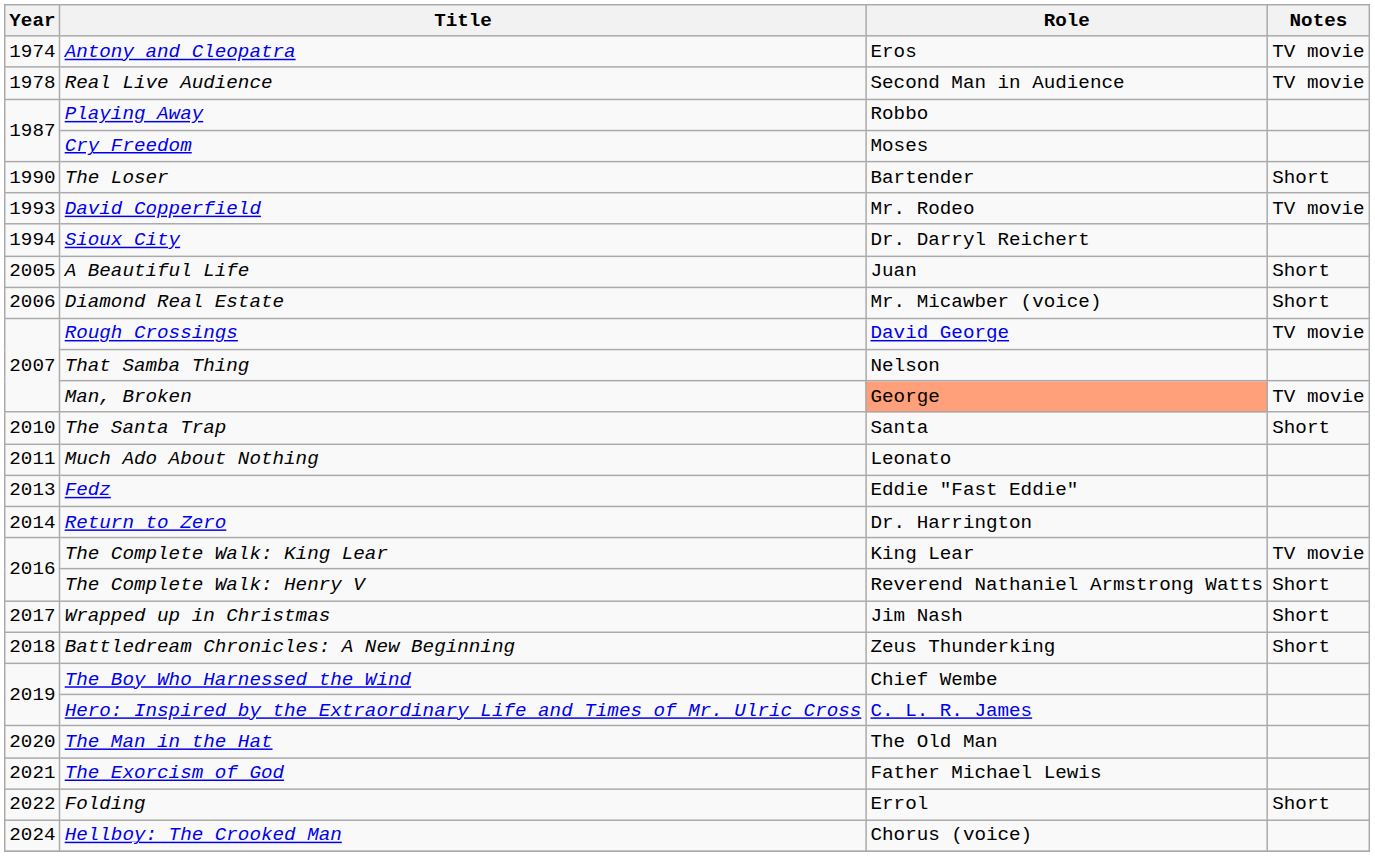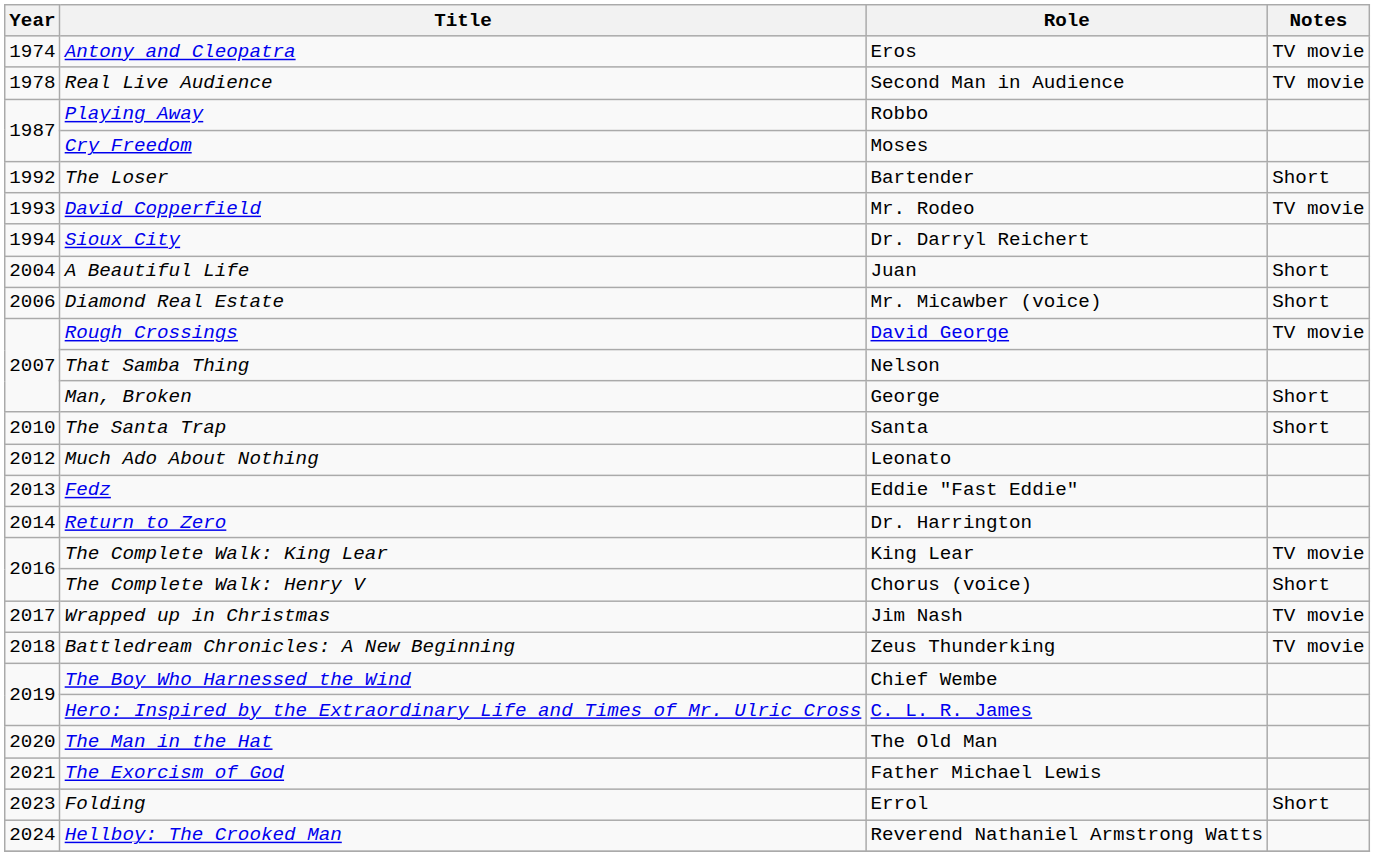(32, 177) 1990 -> (32, 177) 1992
(32, 271) 2005 -> (32, 271) 2004
(905, 397) lightsalmon background -> (905, 397) no background
(1318, 397) TV movie -> (1301, 397) Short
(32, 459) 2011 -> (32, 459) 2012
(1067, 585) Reverend Nathaniel Armstrong Watts -> (951, 585) Chorus (voice)
(1301, 616) Short -> (1318, 616) TV movie
(1301, 648) Short -> (1318, 648) TV movie
(32, 804) 2022 -> (32, 804) 2023
(951, 836) Chorus (voice) -> (1067, 836) Reverend Nathaniel Armstrong Watts
